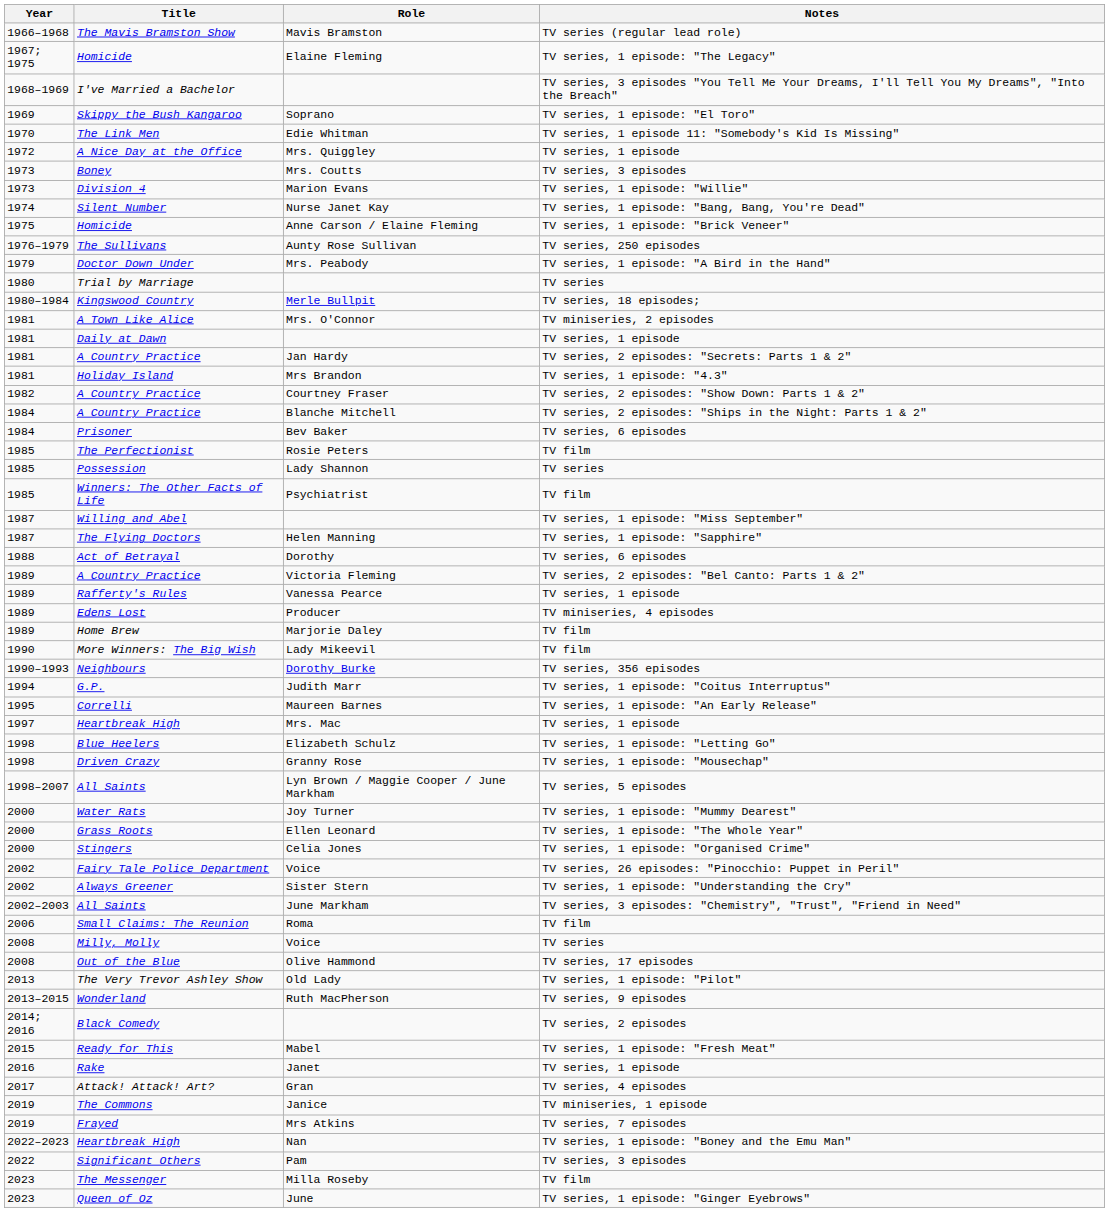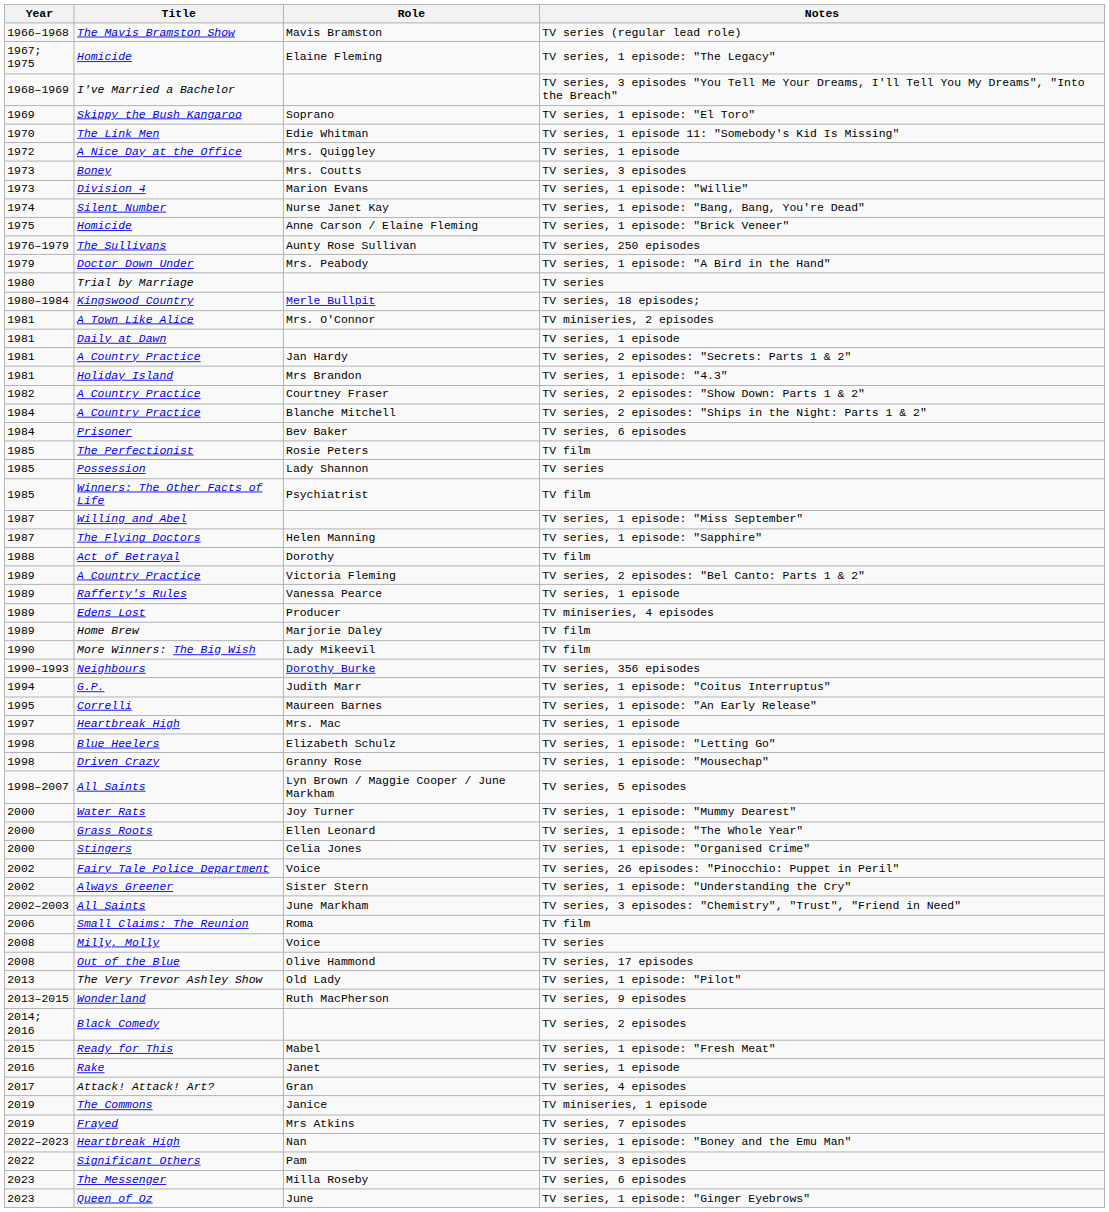(614, 557) TV series, 6 episodes -> (566, 557) TV film
(566, 1180) TV film -> (614, 1180) TV series, 6 episodes
